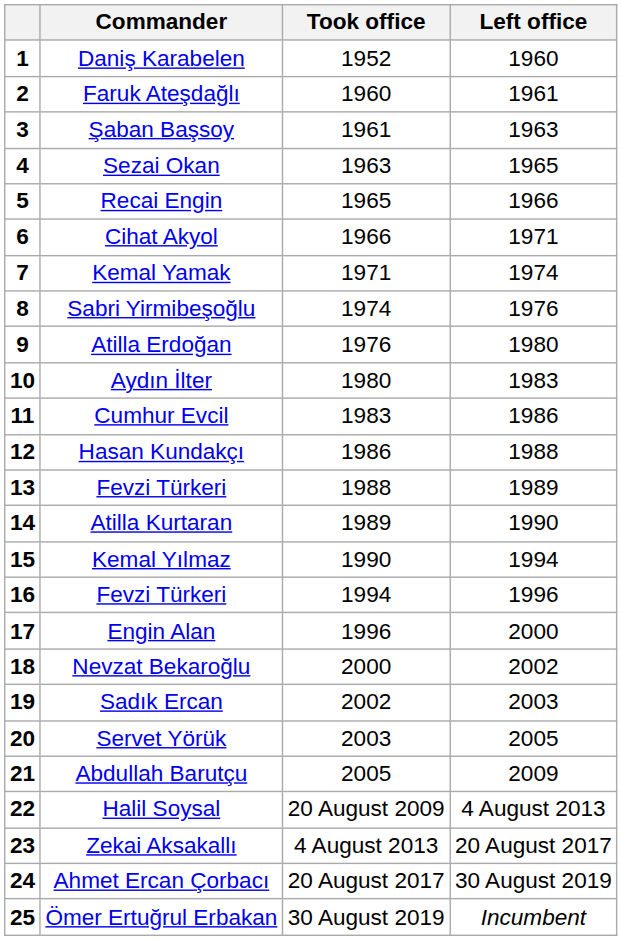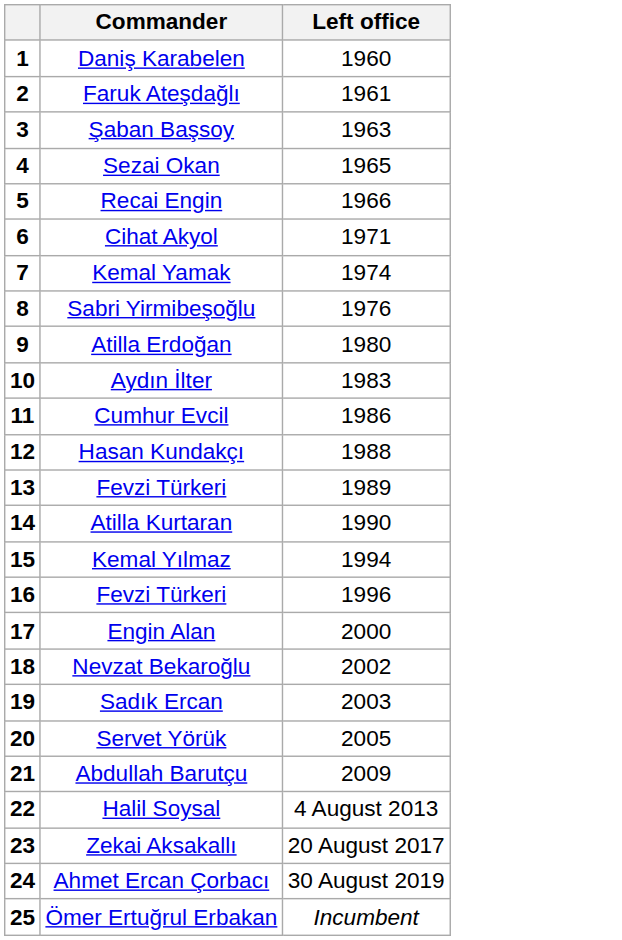- column: (366, 22)
